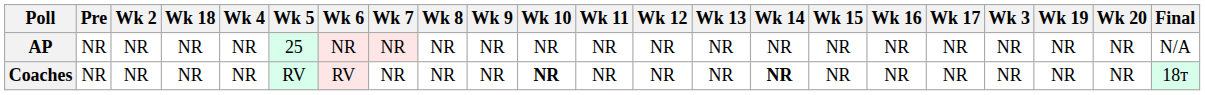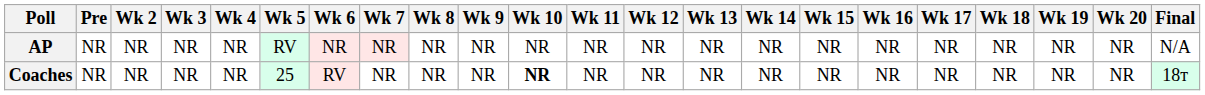columns swapped: (1009, 18) <-> (190, 18)
(294, 47) 25 -> (285, 47) RV
(294, 75) RV -> (285, 75) 25
(780, 75) bold -> (771, 75) normal
